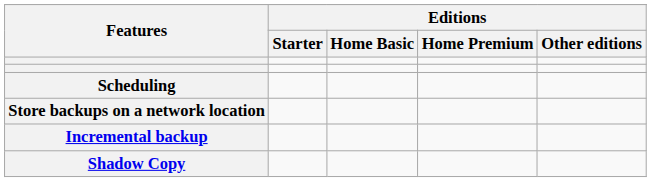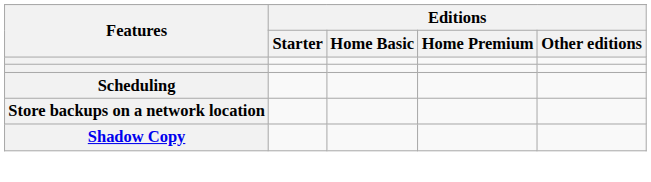- row: (137, 137)
